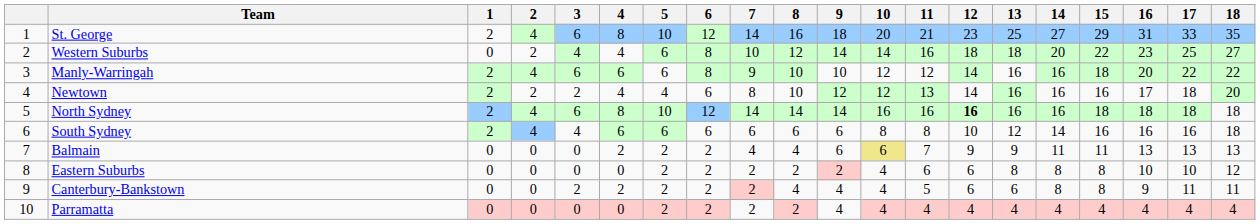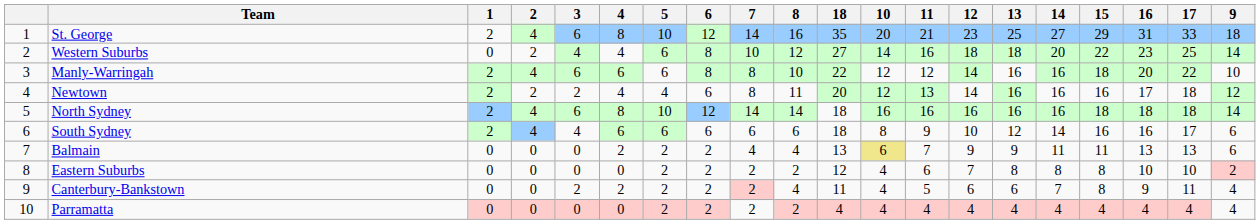columns swapped: (839, 14) <-> (1233, 14)
(752, 73) 9 -> (752, 73) 8
(796, 92) 10 -> (796, 92) 11
(971, 112) bold -> (971, 112) normal
(927, 131) 8 -> (927, 131) 9
(1189, 131) 16 -> (1189, 131) 17
(971, 170) 6 -> (971, 170) 7
(1058, 190) 8 -> (1058, 190) 7
